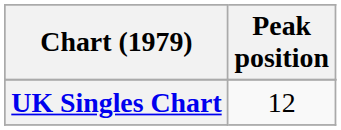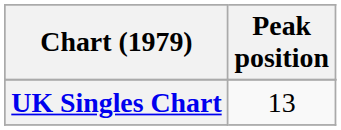(282, 102) 12 -> (282, 102) 13
